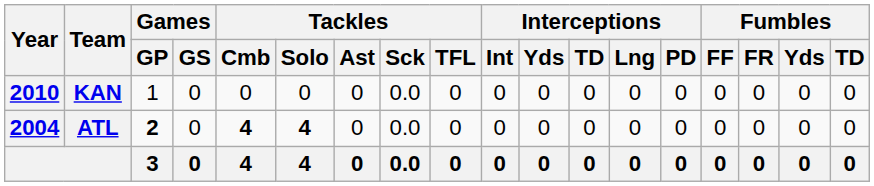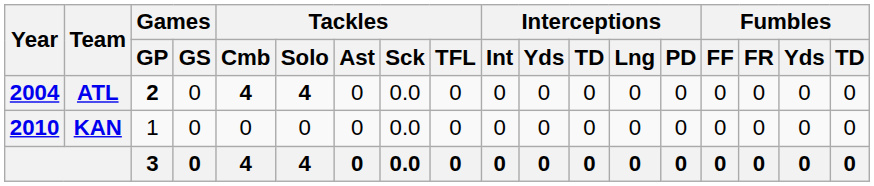rows swapped: (98, 127) <-> (98, 92)
